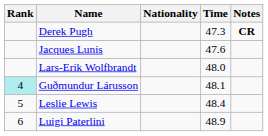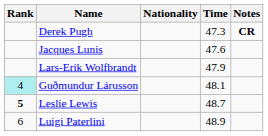(215, 67) 48.0 -> (215, 67) 47.9
(20, 103) normal -> (20, 103) bold
(215, 103) 48.4 -> (215, 103) 48.7
